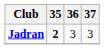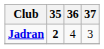(73, 34) 3 -> (73, 34) 4
